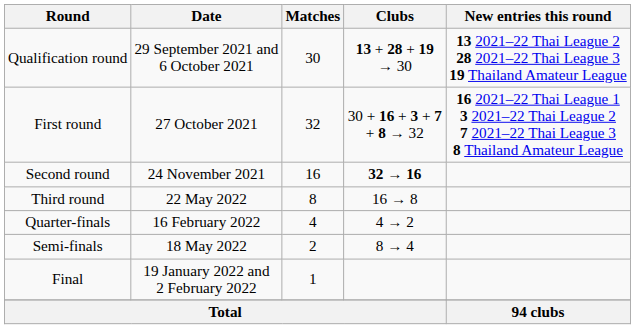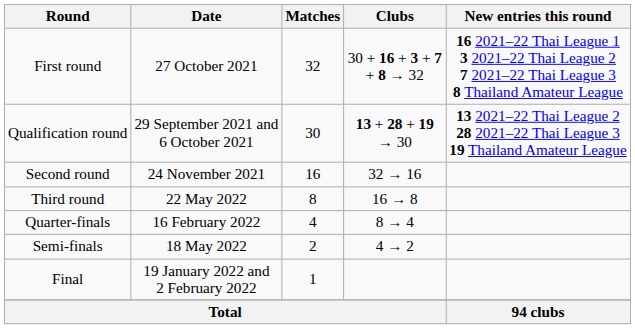rows swapped: (68, 57) <-> (68, 124)
(395, 174) bold -> (395, 174) normal
(395, 222) 4 → 2 -> (395, 222) 8 → 4
(395, 246) 8 → 4 -> (395, 246) 4 → 2
